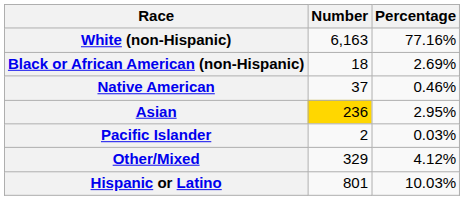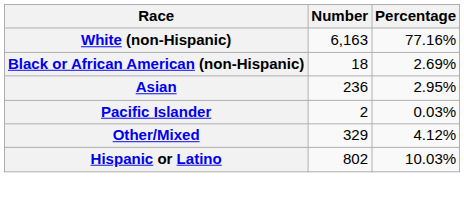- row: (156, 87)
(356, 111) gold background -> (356, 87) no background
(356, 183) 801 -> (356, 159) 802
